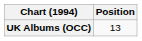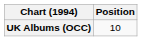(115, 28) 13 -> (115, 28) 10
